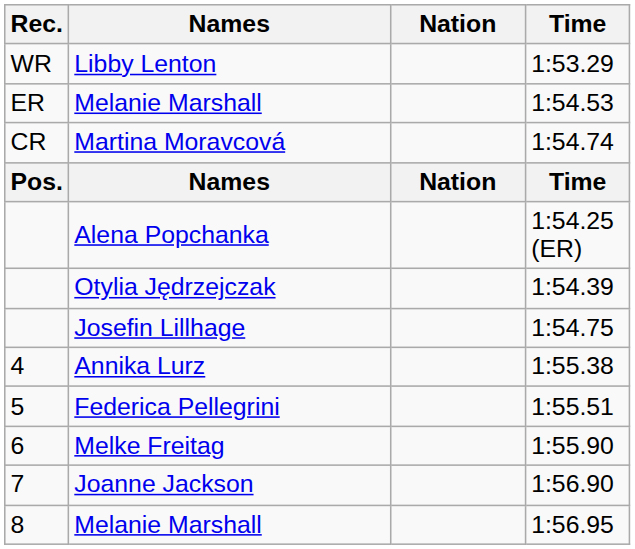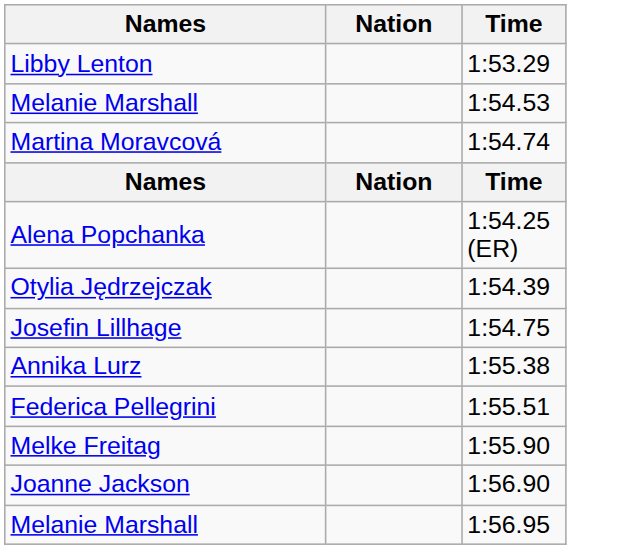- column: (37, 24)
